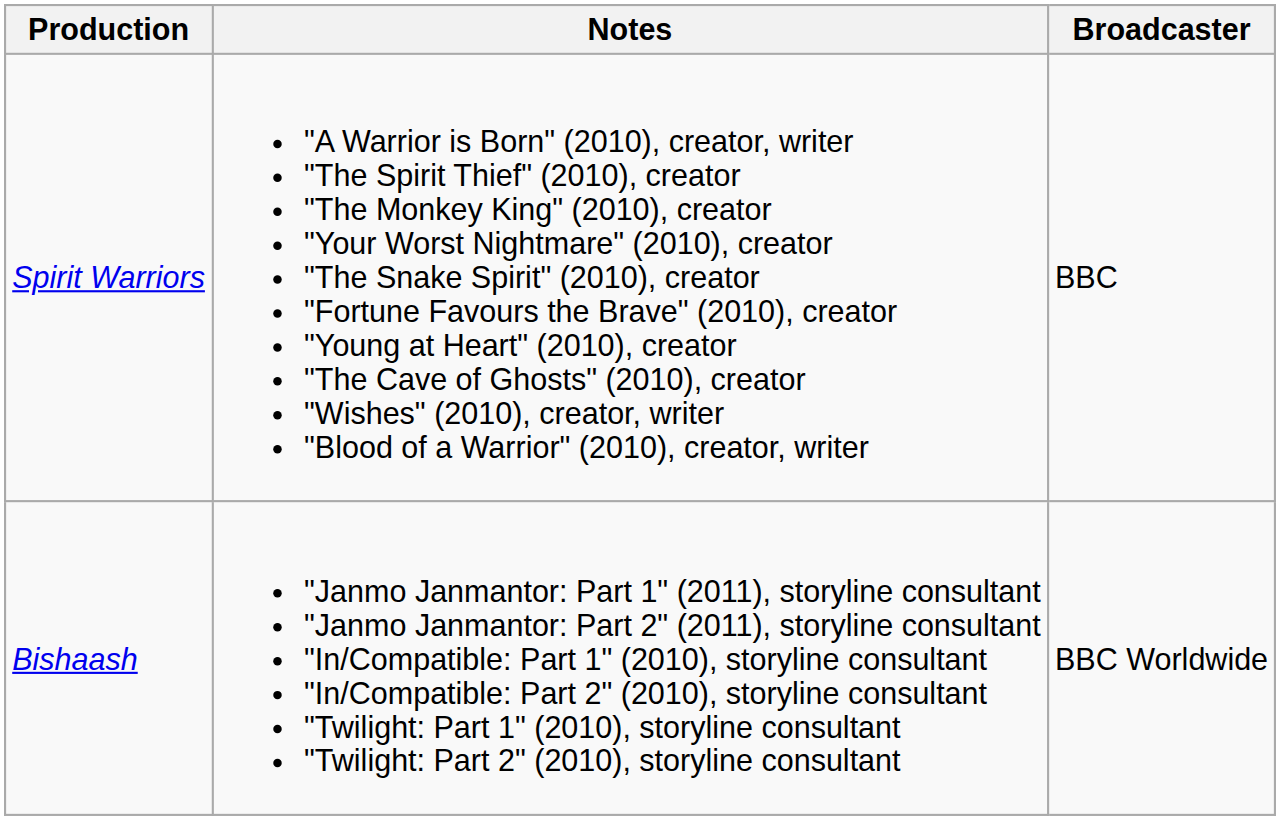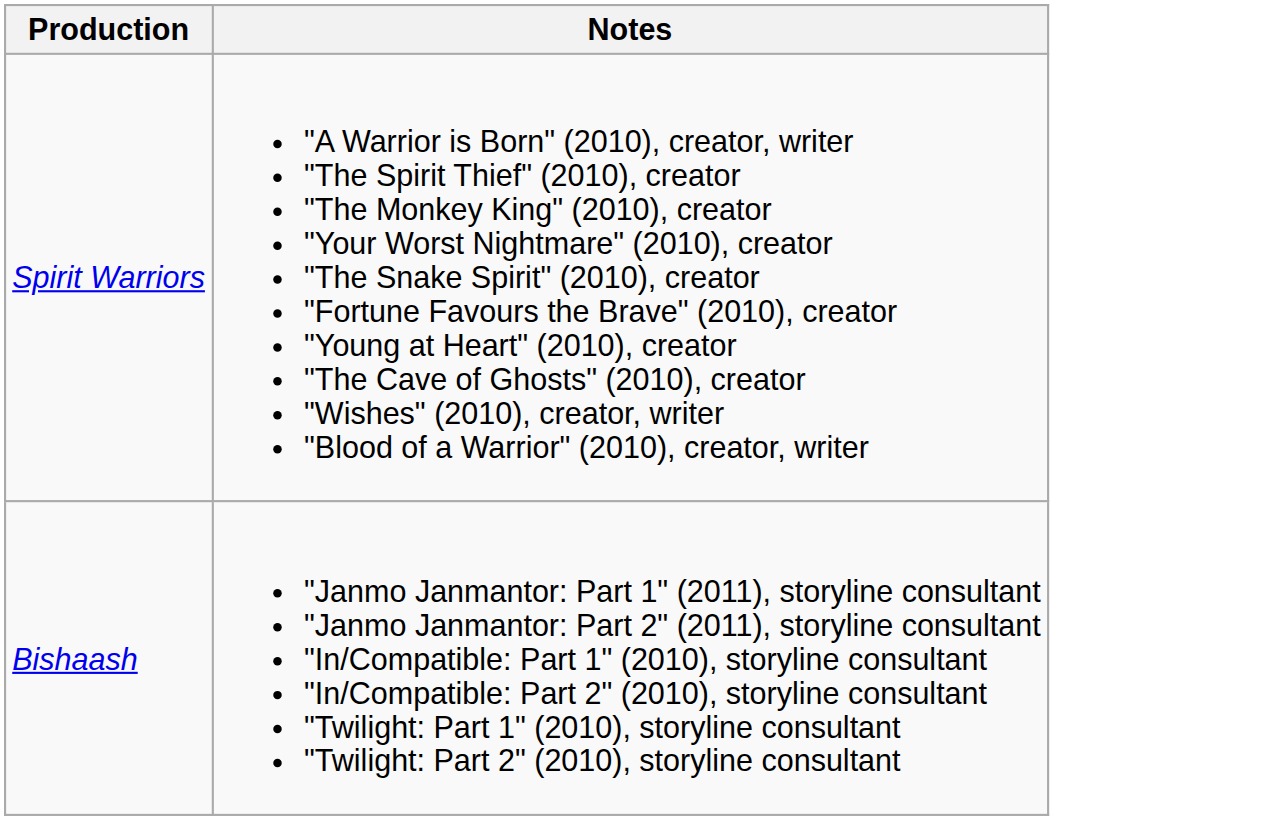- column: (1162, 30)
